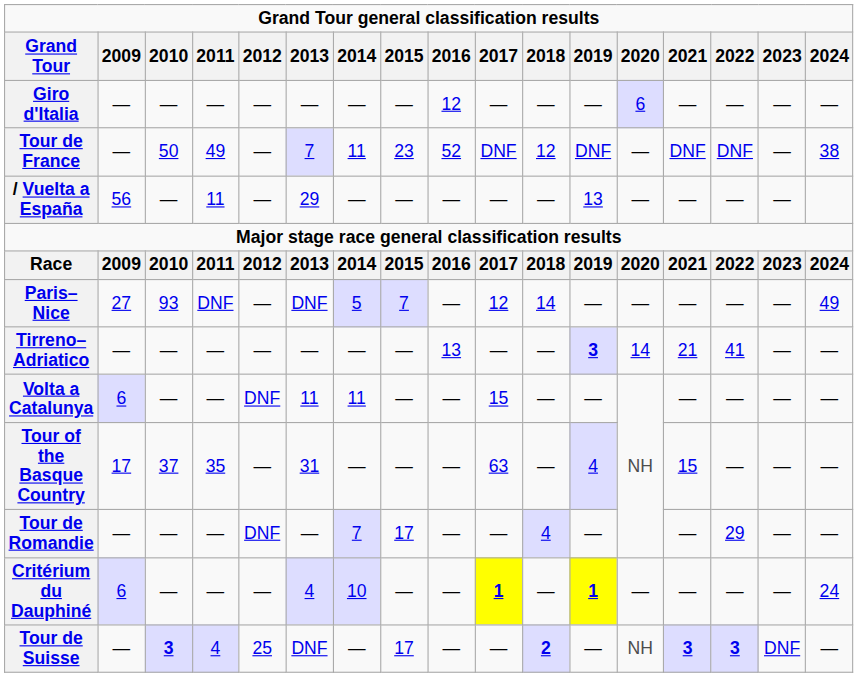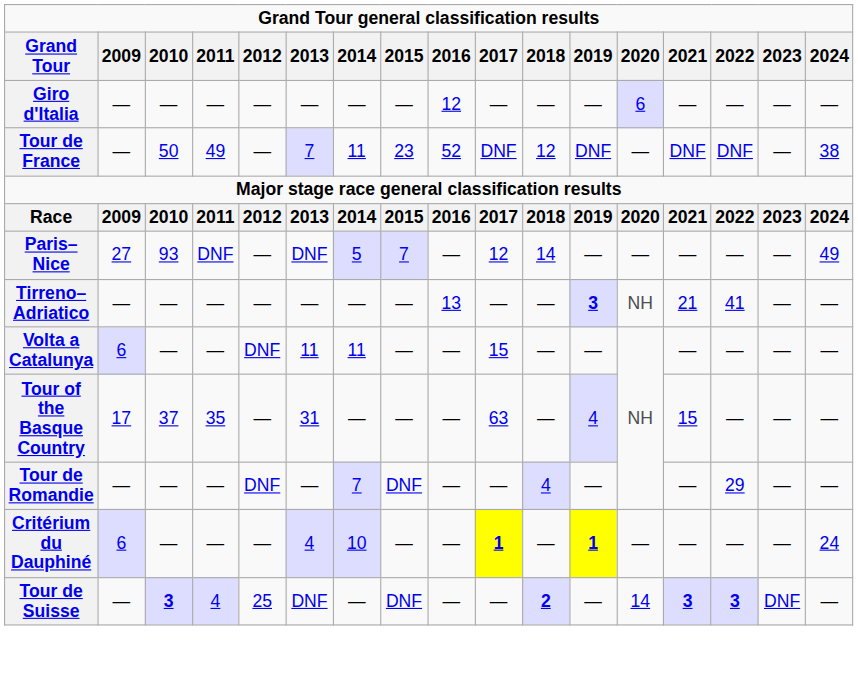- row: (51, 199)
(640, 350) 14 -> (640, 302) NH
(404, 533) 17 -> (404, 485) DNF
(404, 648) 17 -> (404, 600) DNF
(640, 648) NH -> (640, 600) 14
